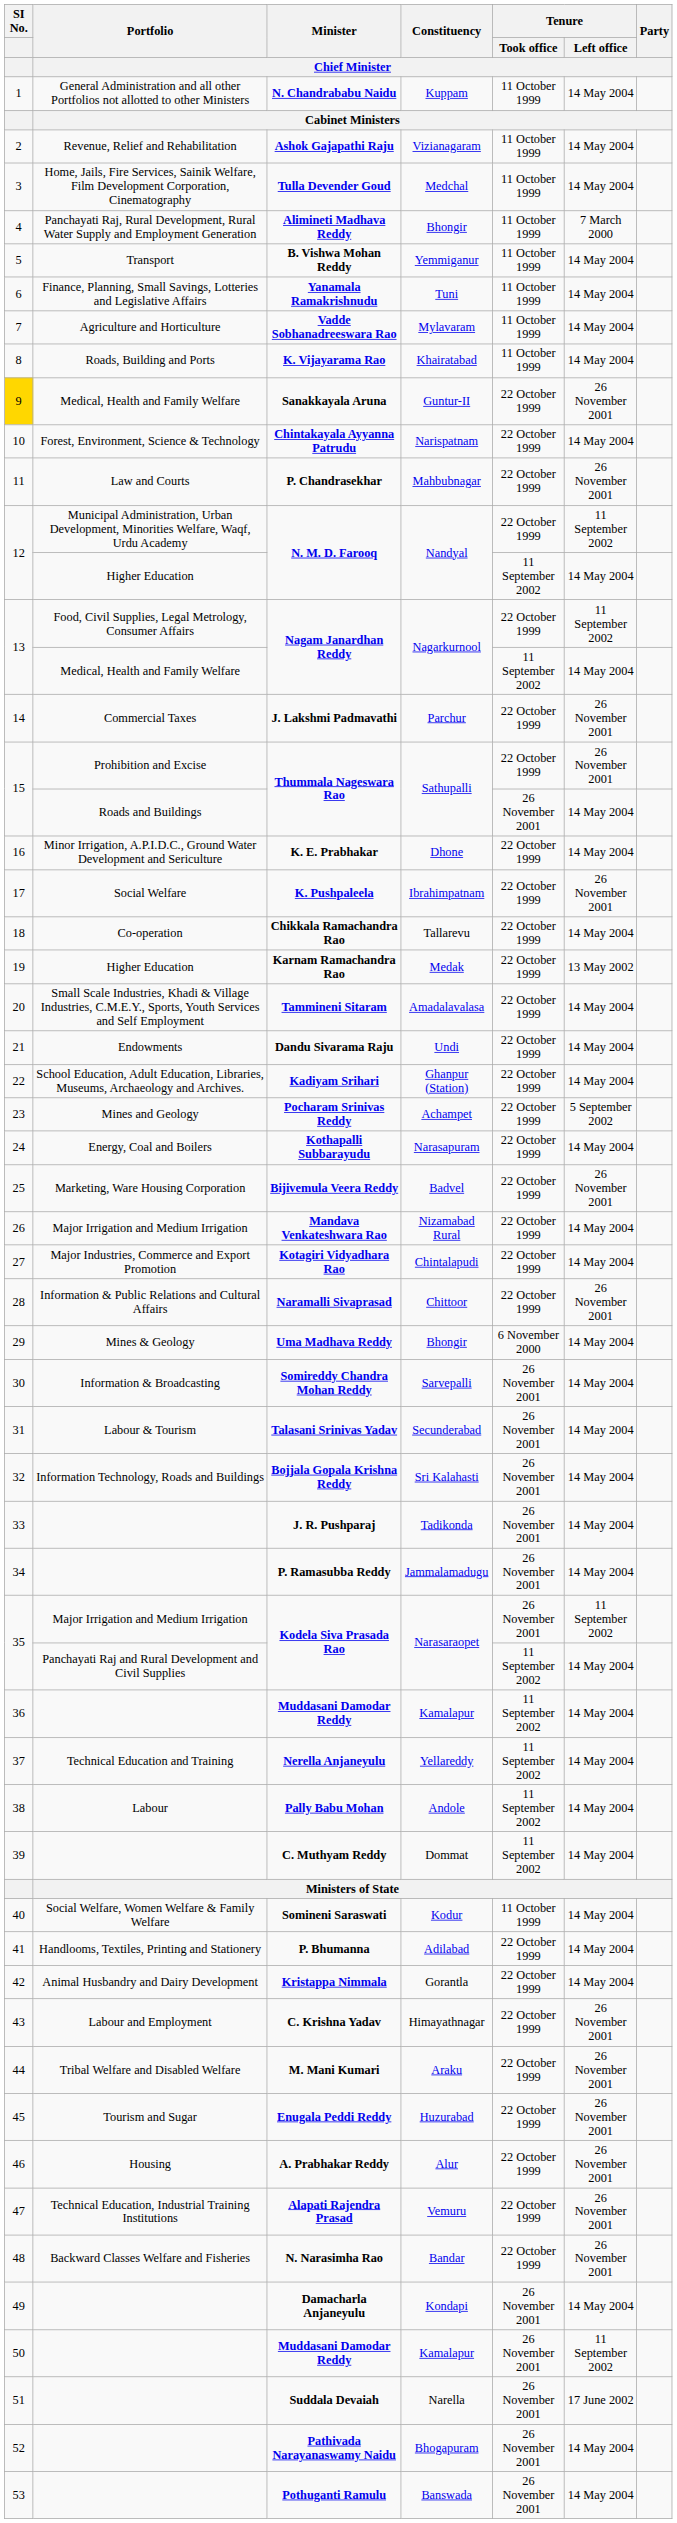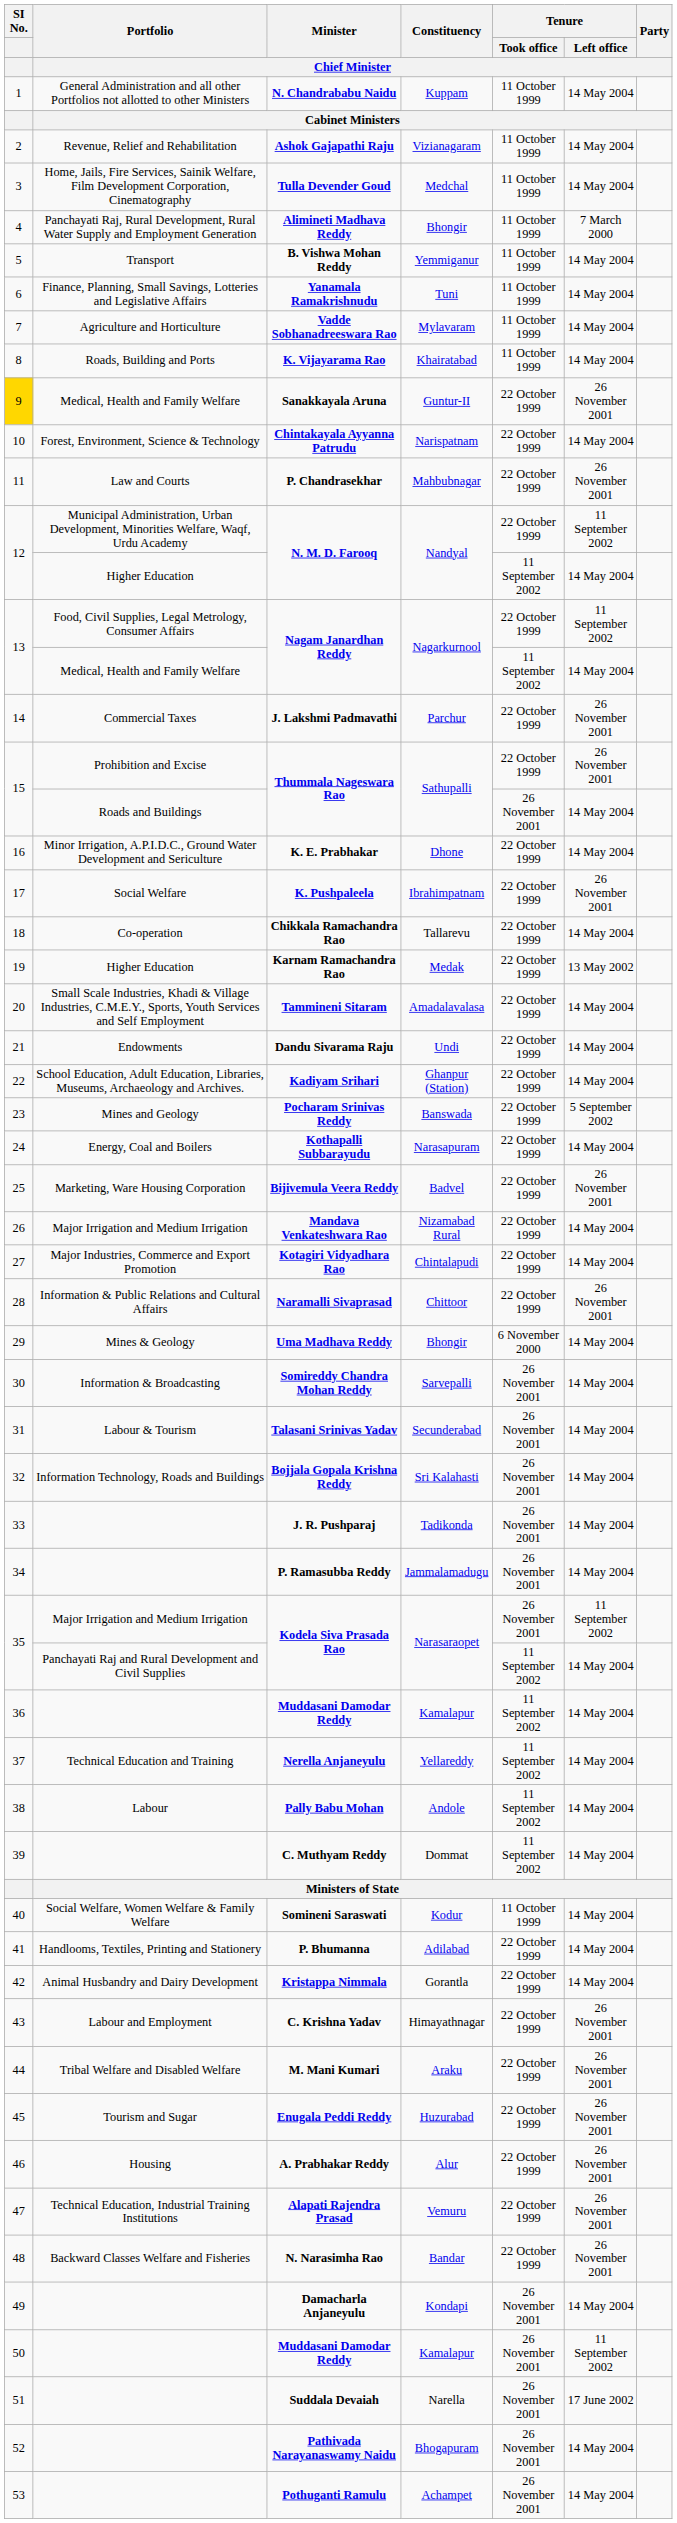(447, 1114) Achampet -> (447, 1114) Banswada
(447, 2495) Banswada -> (447, 2495) Achampet
